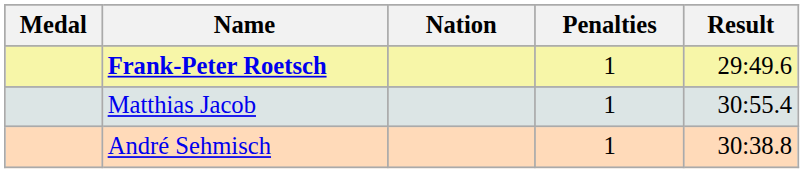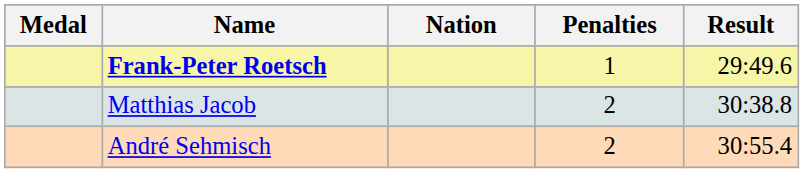(610, 106) 1 -> (610, 106) 2
(755, 106) 30:55.4 -> (755, 106) 30:38.8
(610, 147) 1 -> (610, 147) 2
(755, 147) 30:38.8 -> (755, 147) 30:55.4
